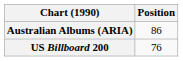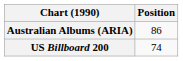(156, 47) 76 -> (156, 47) 74
